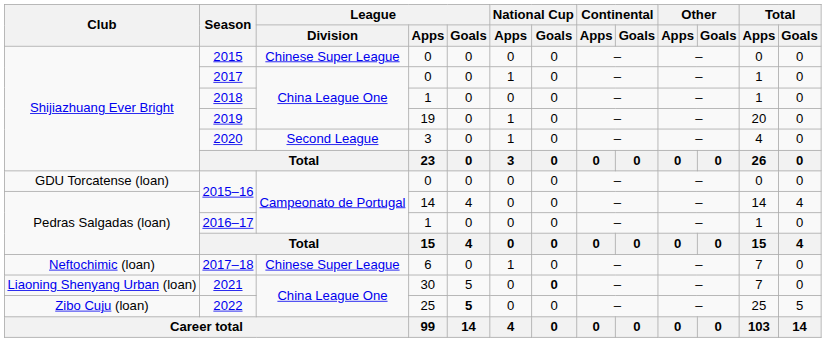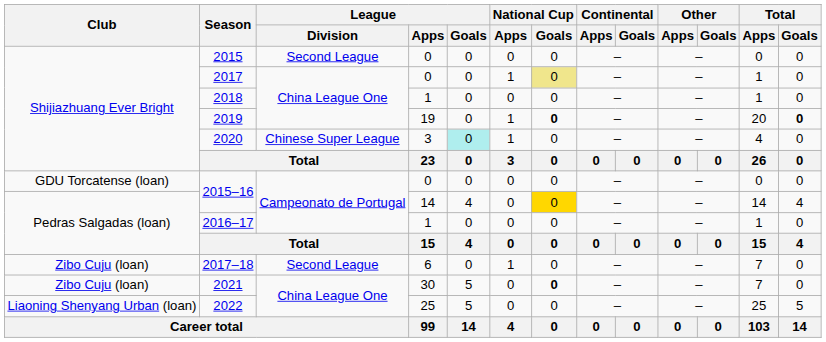(332, 56) Chinese Super League -> (332, 56) Second League
(554, 77) no background -> (554, 77) khaki background
(554, 118) normal -> (554, 118) bold
(800, 118) normal -> (800, 118) bold
(332, 139) Second League -> (332, 139) Chinese Super League
(469, 139) no background -> (469, 139) paleturquoise background
(554, 202) no background -> (554, 202) gold background
(102, 264) Neftochimic (loan) -> (102, 264) Zibo Cuju (loan)
(332, 264) Chinese Super League -> (332, 264) Second League
(102, 285) Liaoning Shenyang Urban (loan) -> (102, 285) Zibo Cuju (loan)
(102, 306) Zibo Cuju (loan) -> (102, 306) Liaoning Shenyang Urban (loan)
(469, 306) bold -> (469, 306) normal
